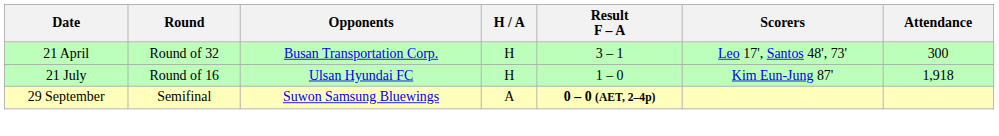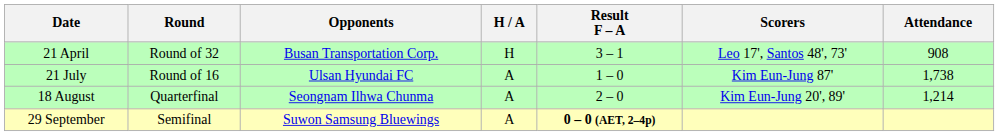(938, 53) 300 -> (938, 53) 908
(509, 75) H -> (509, 75) A
(938, 75) 1,918 -> (938, 75) 1,738
+ row: (66, 97)
